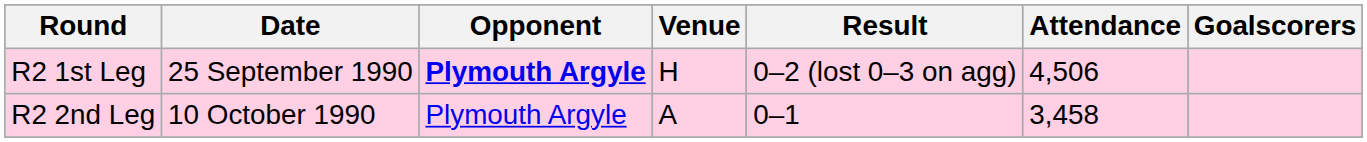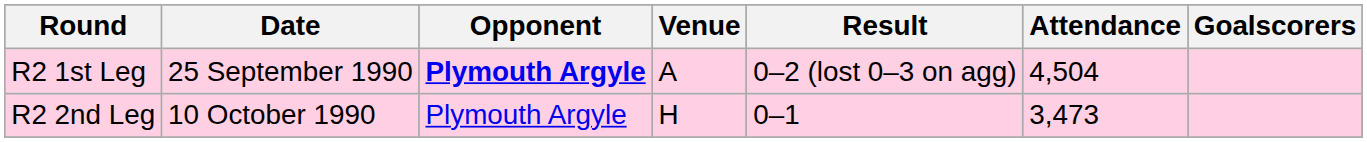(669, 70) H -> (668, 70) A
(1064, 70) 4,506 -> (1064, 70) 4,504
(668, 114) A -> (669, 114) H
(1064, 114) 3,458 -> (1064, 114) 3,473
